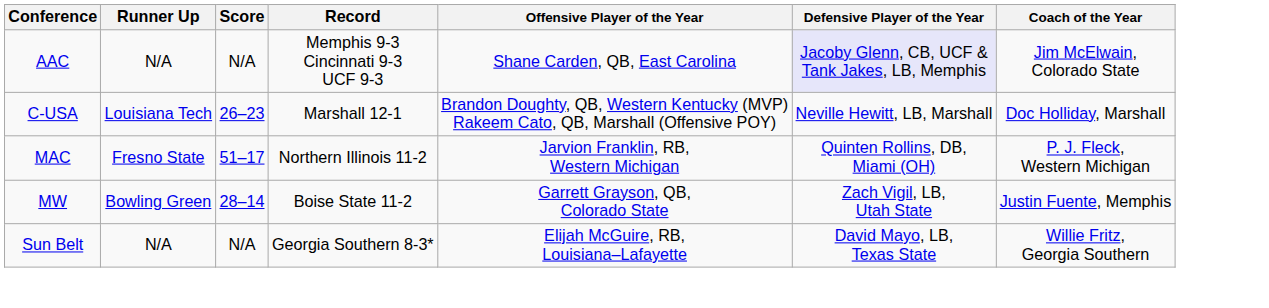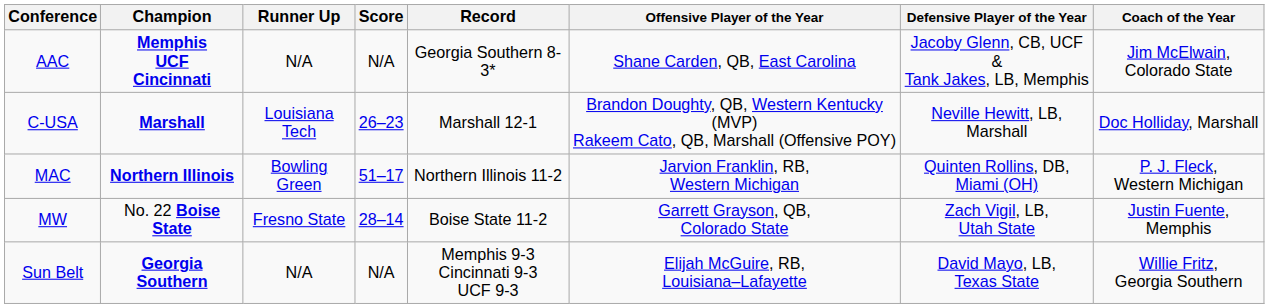+ column: (172, 17)
(353, 61) Memphis 9-3 Cincinnati 9-3 UCF 9-3 -> (488, 61) Georgia Southern 8-3*
(894, 61) lavender background -> (997, 61) no background
(158, 157) Fresno State -> (299, 176) Bowling Green
(158, 201) Bowling Green -> (299, 219) Fresno State
(353, 245) Georgia Southern 8-3* -> (488, 272) Memphis 9-3 Cincinnati 9-3 UCF 9-3
